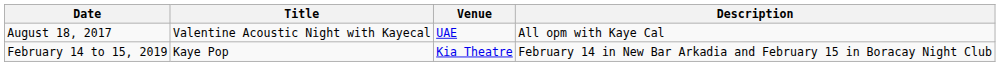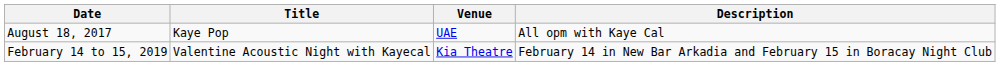(302, 33) Valentine Acoustic Night with Kayecal -> (201, 33) Kaye Pop
(201, 52) Kaye Pop -> (302, 52) Valentine Acoustic Night with Kayecal
